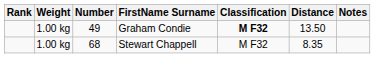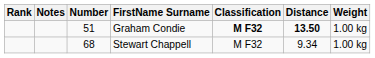columns swapped: (53, 12) <-> (353, 12)
(94, 28) 49 -> (89, 28) 51
(313, 28) normal -> (307, 28) bold
(313, 45) 8.35 -> (307, 45) 9.34
